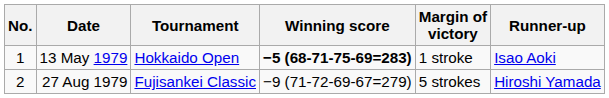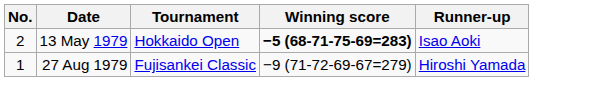- column: (453, 25)
(20, 58) 1 -> (20, 41) 2
(20, 82) 2 -> (20, 65) 1
